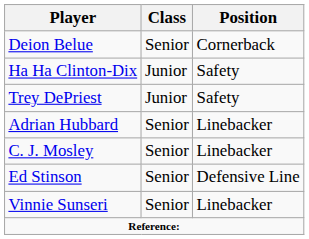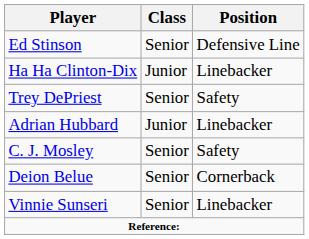rows swapped: (51, 44) <-> (45, 177)
(218, 71) Safety -> (234, 71) Linebacker
(166, 97) Junior -> (167, 97) Senior
(167, 124) Senior -> (166, 124) Junior
(234, 151) Linebacker -> (218, 151) Safety
